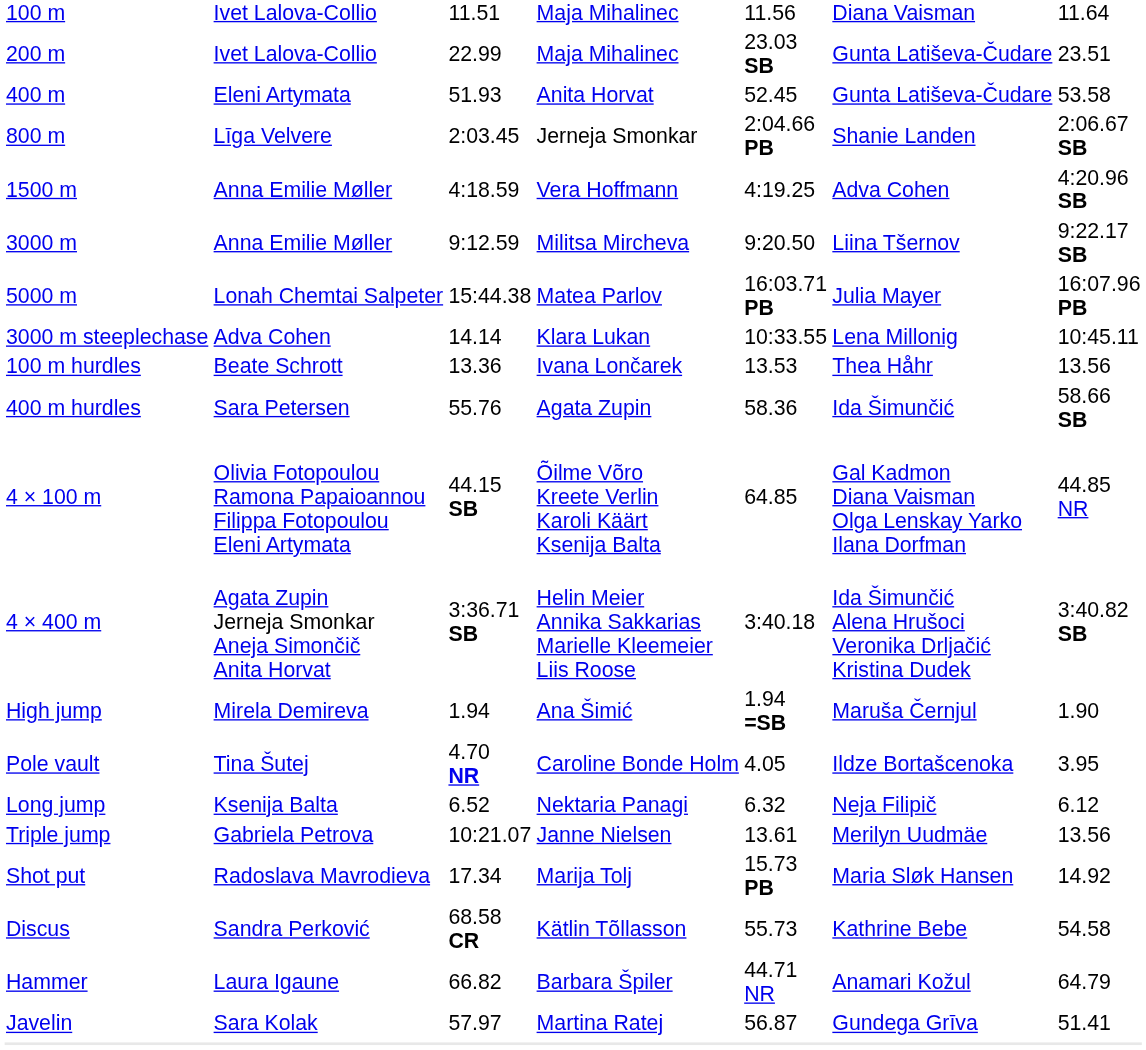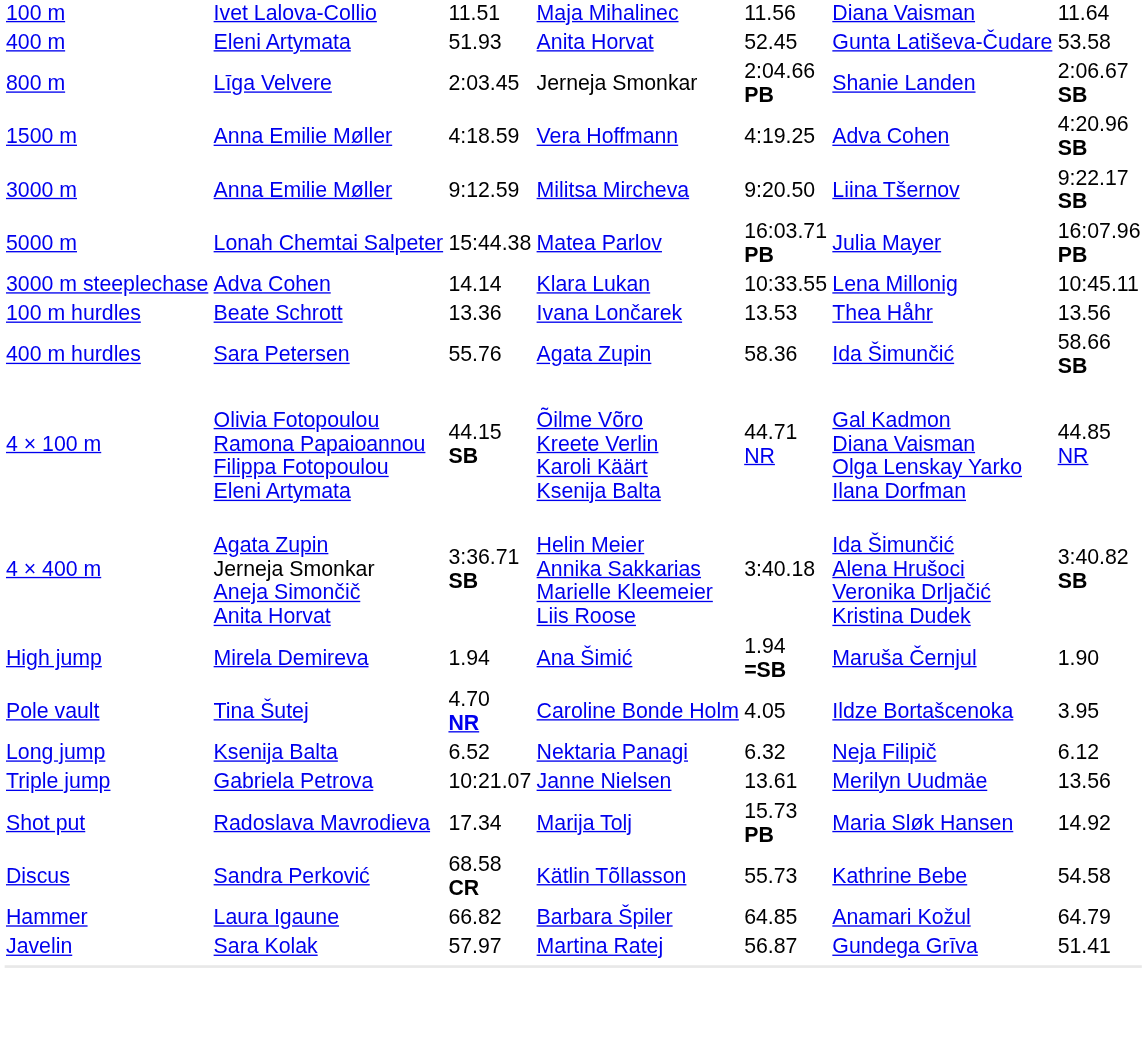- row: (36, 54)
(771, 496) 64.85 -> (771, 443) 44.71 NR
(771, 982) 44.71 NR -> (771, 917) 64.85
